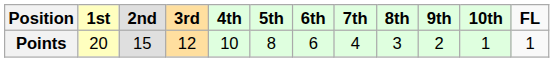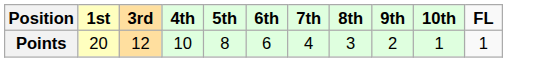- column: (142, 17)
